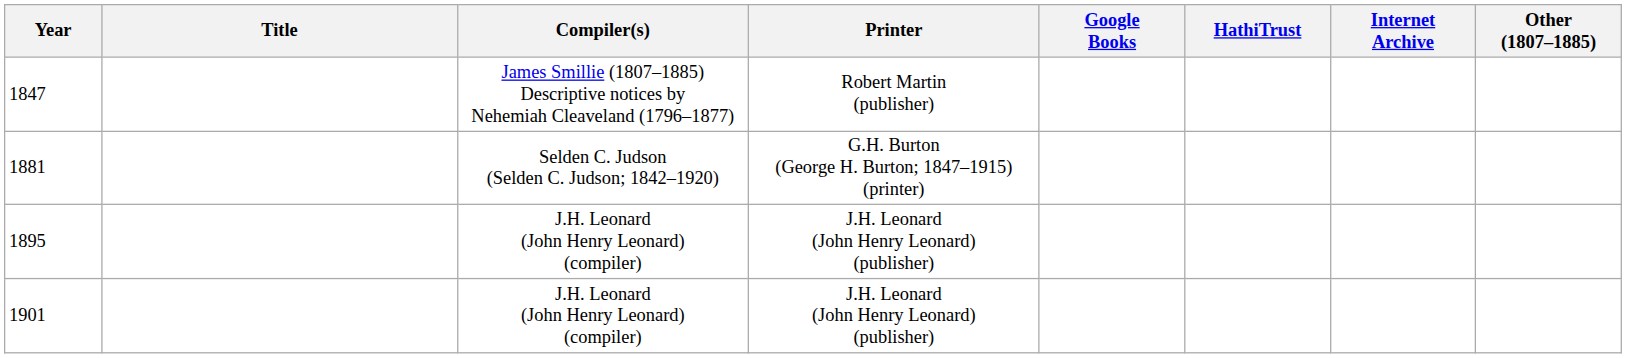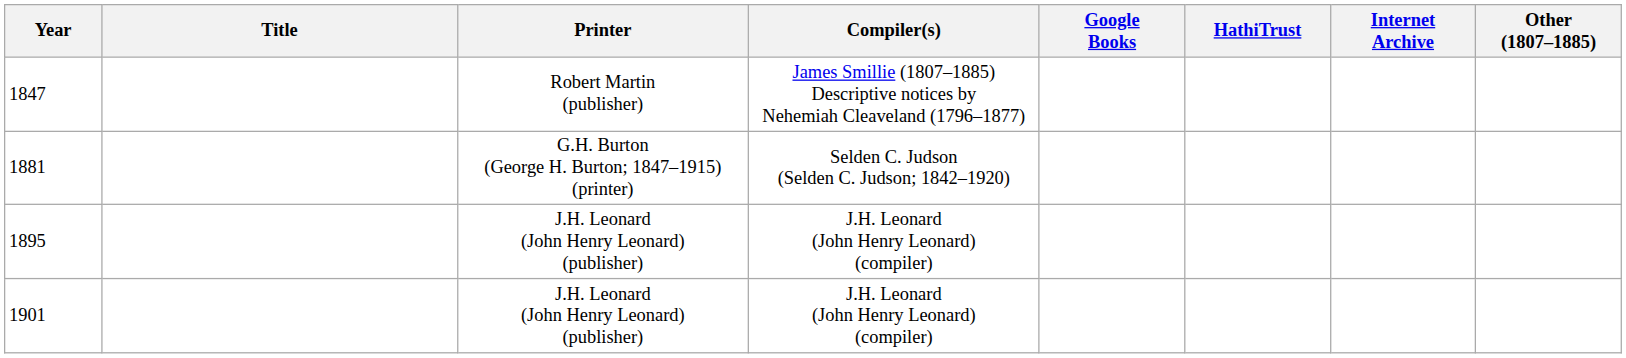columns swapped: (894, 30) <-> (603, 30)
